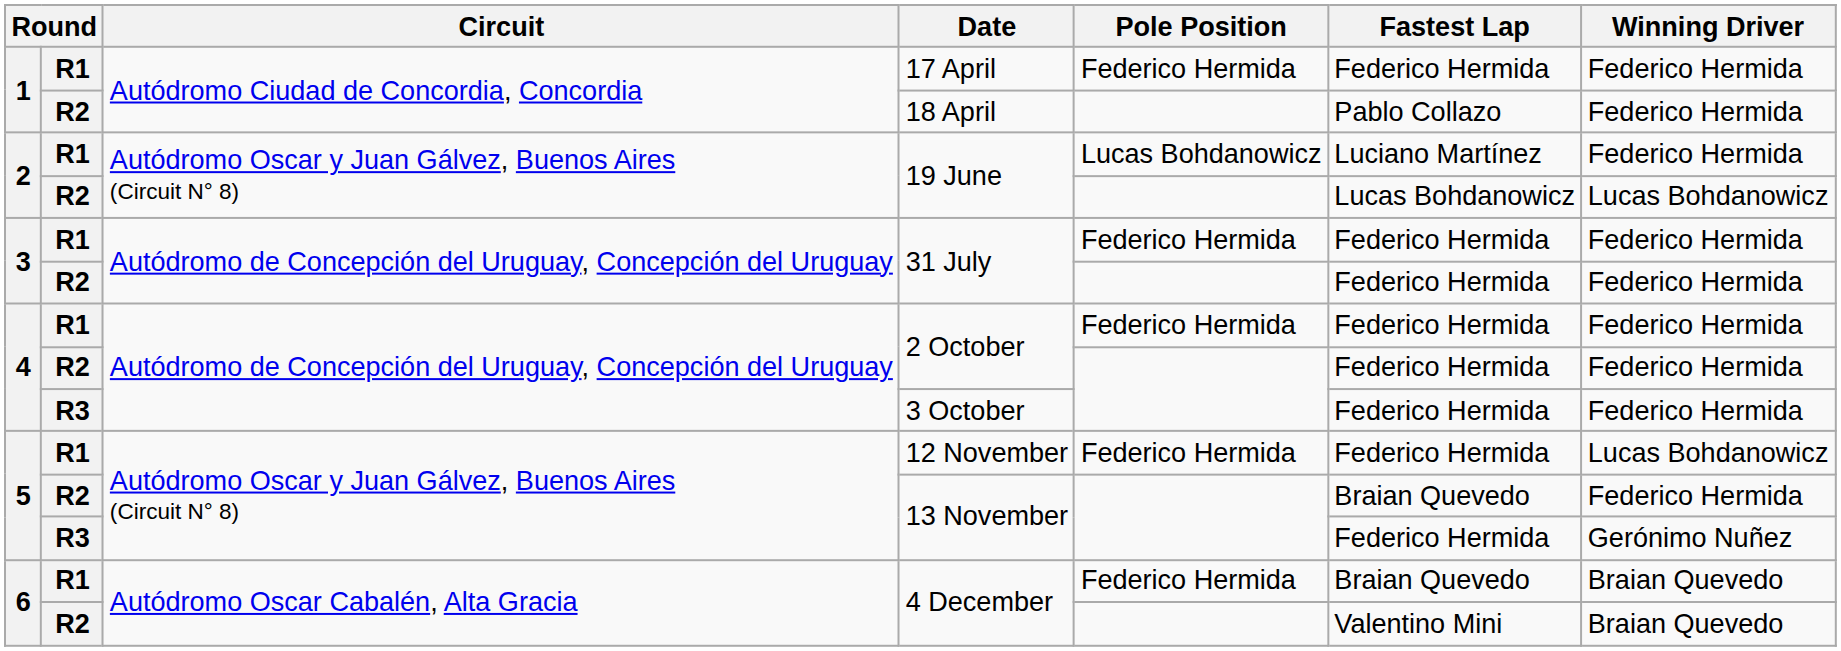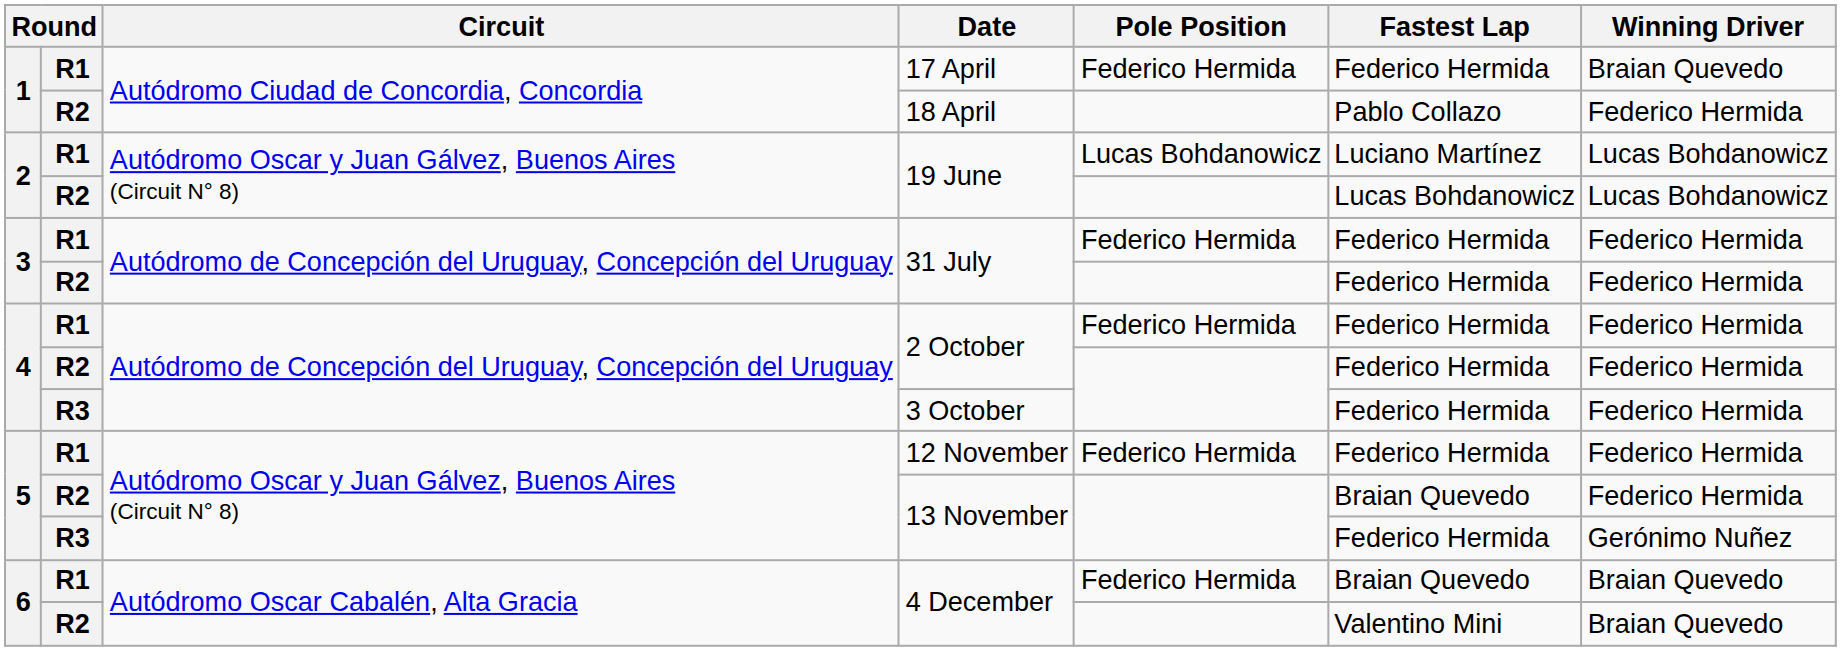(1695, 69) Federico Hermida -> (1686, 69) Braian Quevedo
(1695, 154) Federico Hermida -> (1708, 154) Lucas Bohdanowicz
(1708, 453) Lucas Bohdanowicz -> (1695, 453) Federico Hermida
